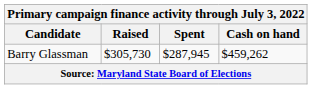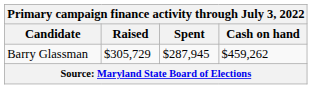(127, 53) $305,730 -> (127, 53) $305,729
